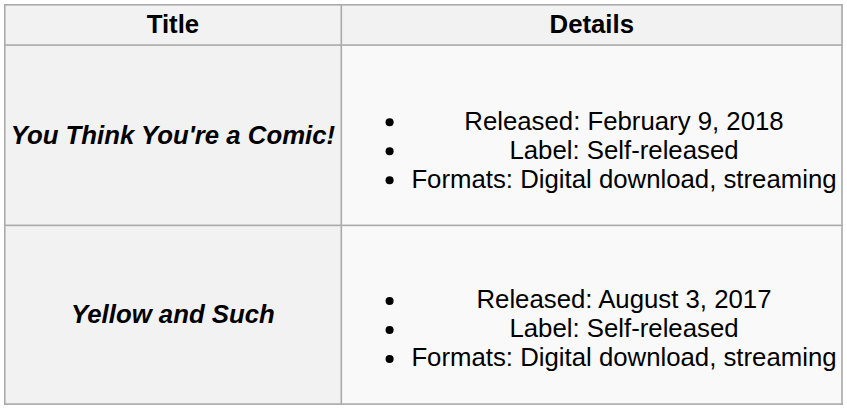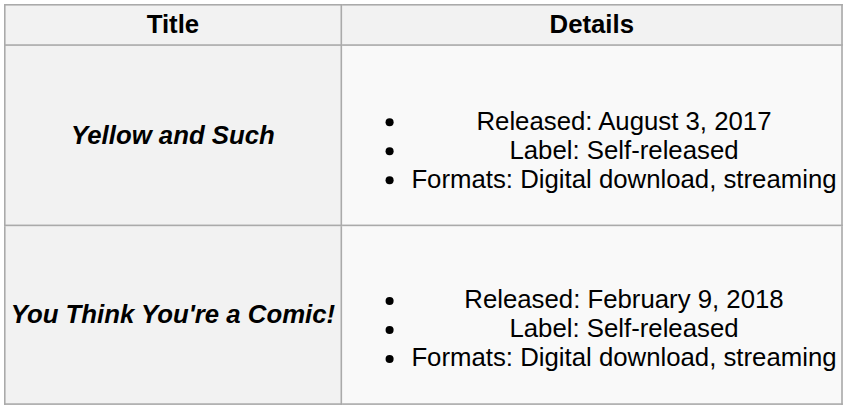rows swapped: (173, 314) <-> (173, 135)
